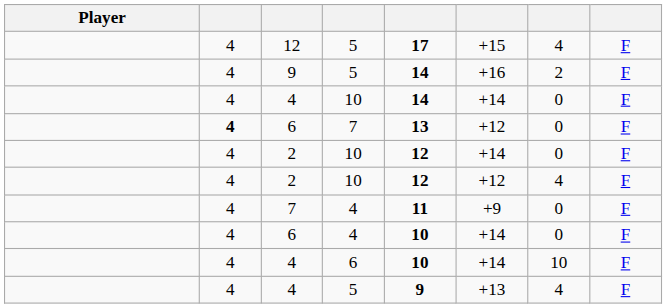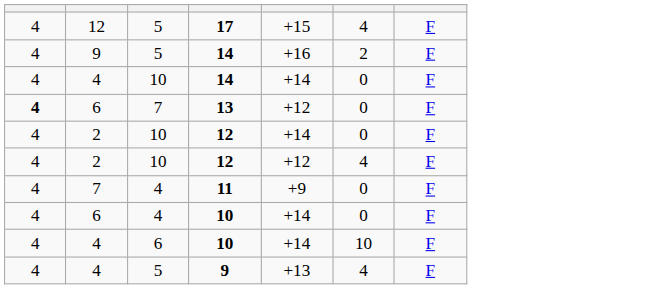- column: (102, 18)
